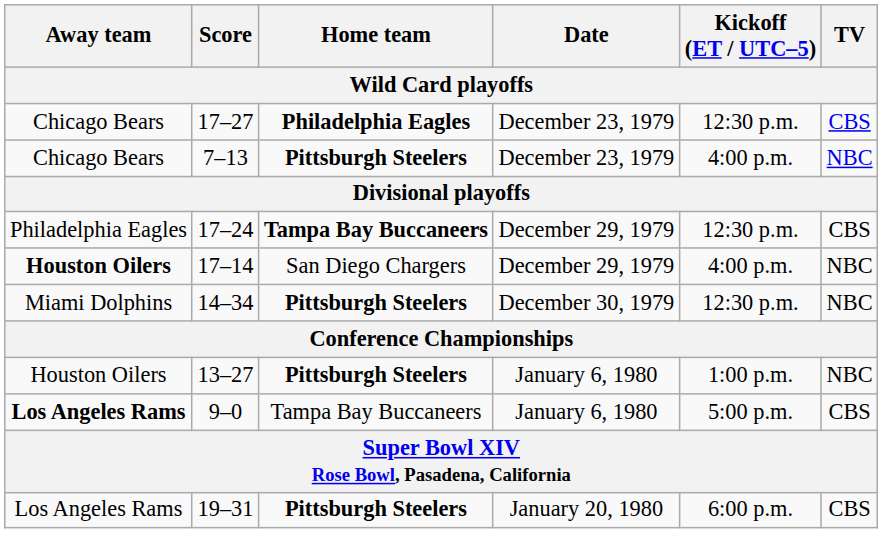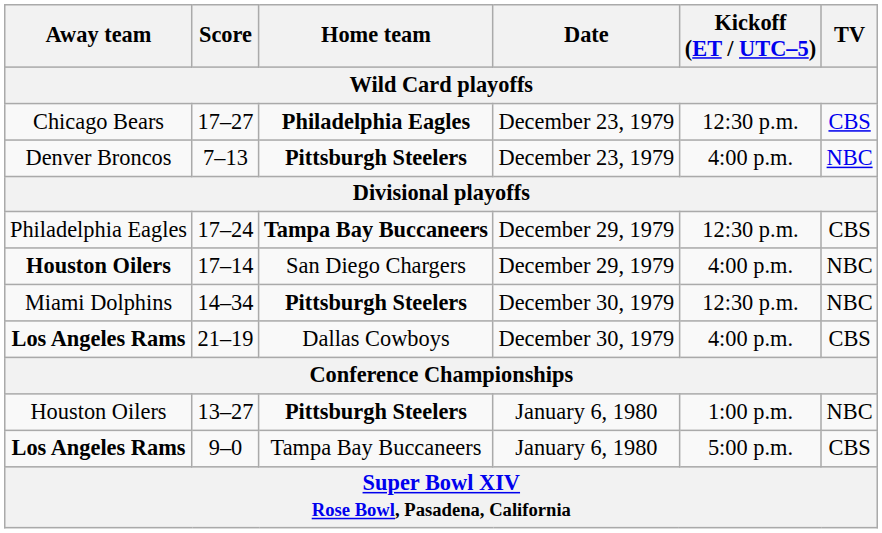(99, 157) Chicago Bears -> (99, 157) Denver Broncos
+ row: (225, 338)
- row: (225, 509)
